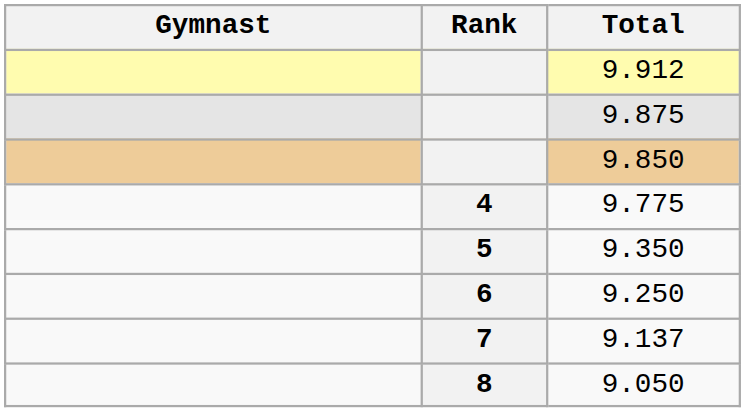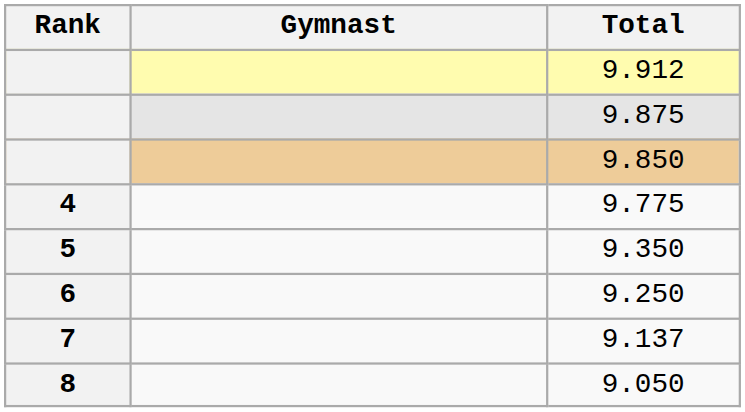columns swapped: (484, 28) <-> (213, 28)
